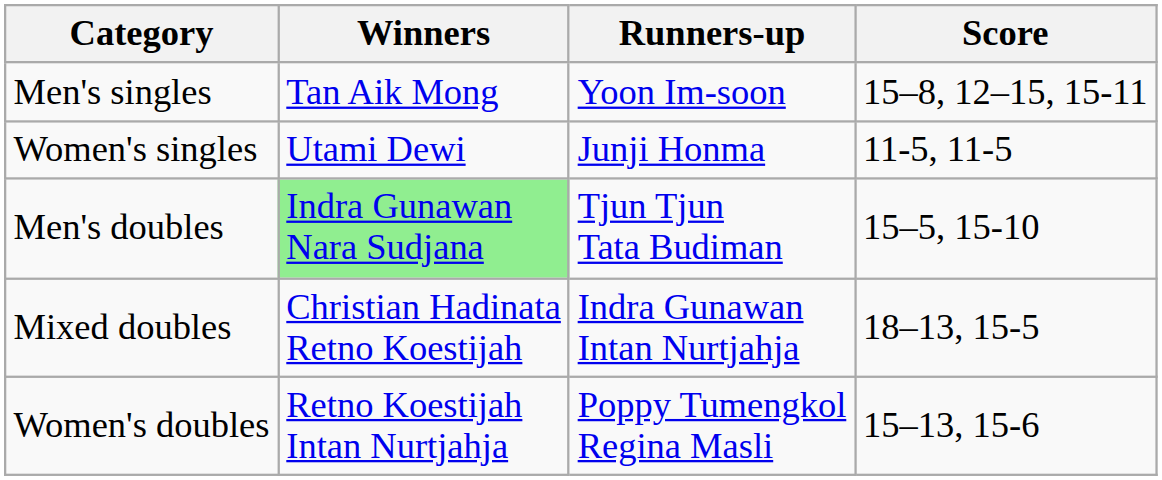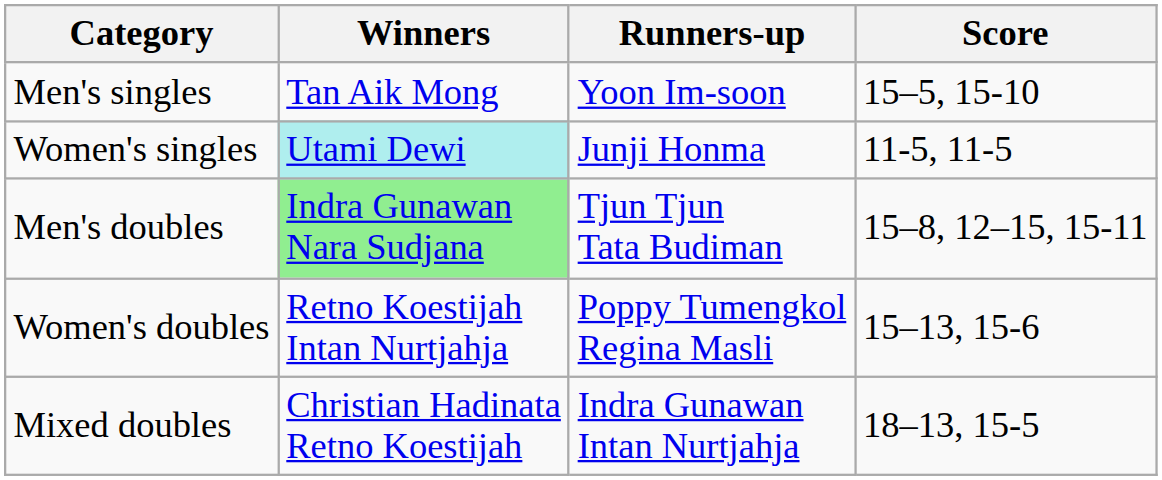(1005, 91) 15–8, 12–15, 15-11 -> (951, 91) 15–5, 15-10
(376, 149) no background -> (376, 149) paleturquoise background
(951, 227) 15–5, 15-10 -> (1005, 227) 15–8, 12–15, 15-11
rows swapped: (142, 425) <-> (122, 326)
